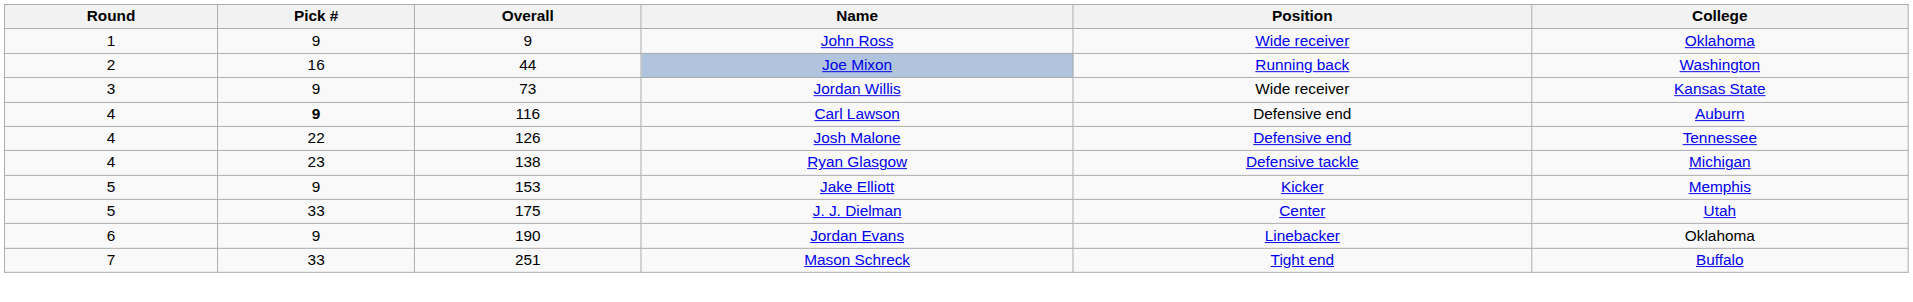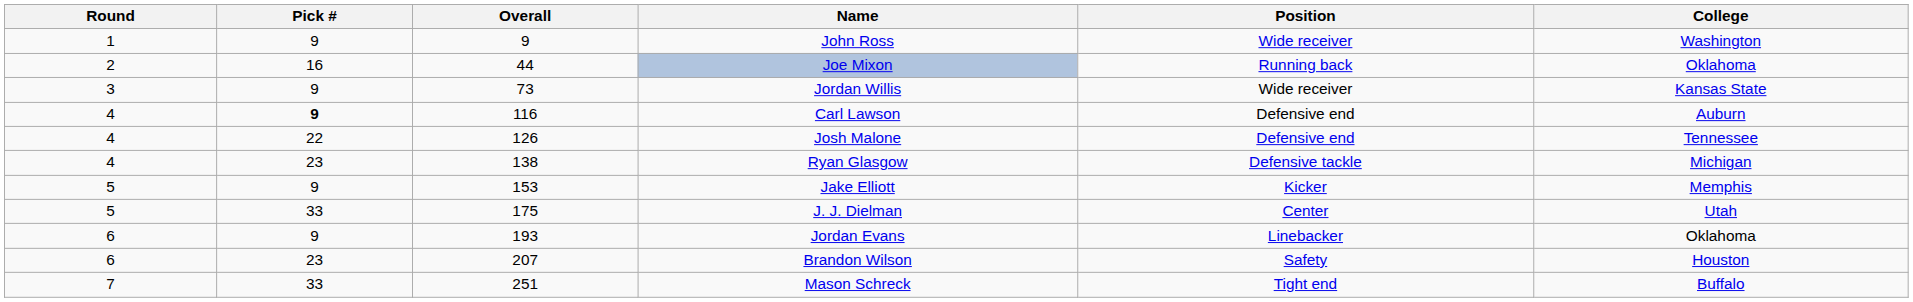(1720, 41) Oklahoma -> (1721, 41) Washington
(1720, 65) Washington -> (1721, 65) Oklahoma
(528, 235) 190 -> (525, 235) 193
+ row: (858, 260)
